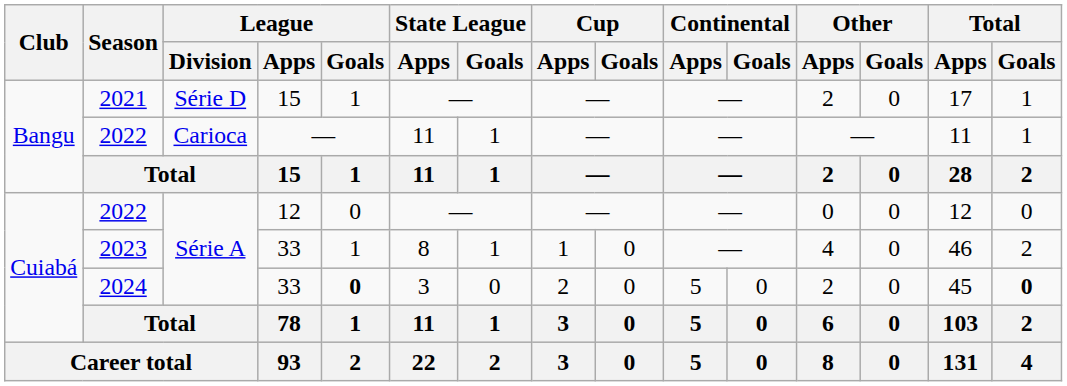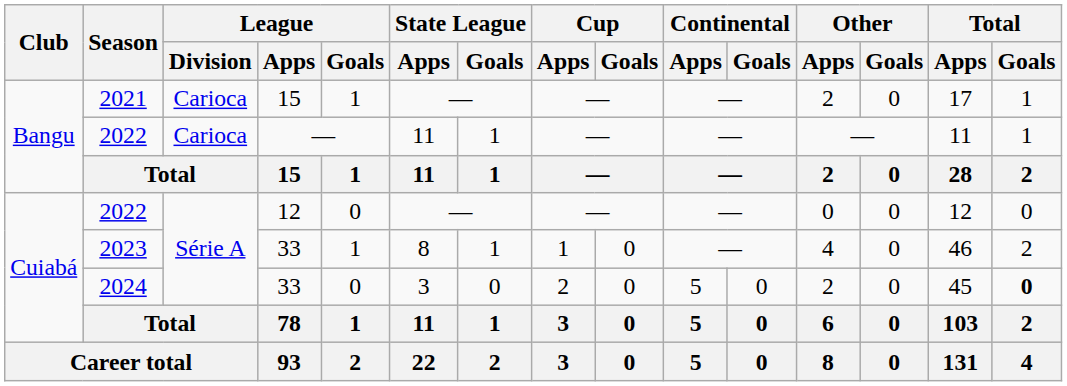(210, 98) Série D -> (210, 98) Carioca
(355, 286) bold -> (355, 286) normal
